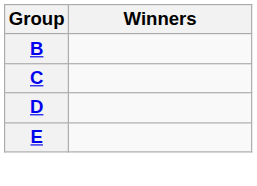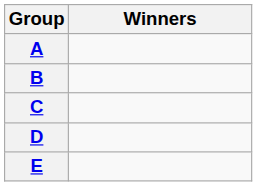+ row: (37, 48)
